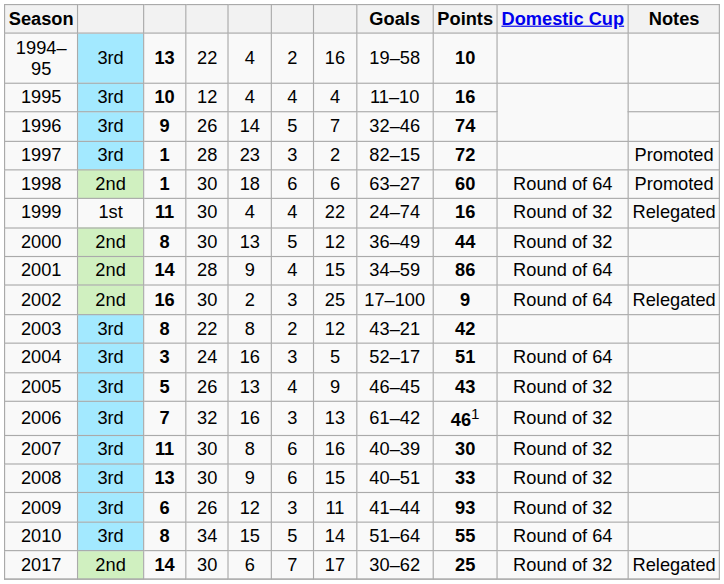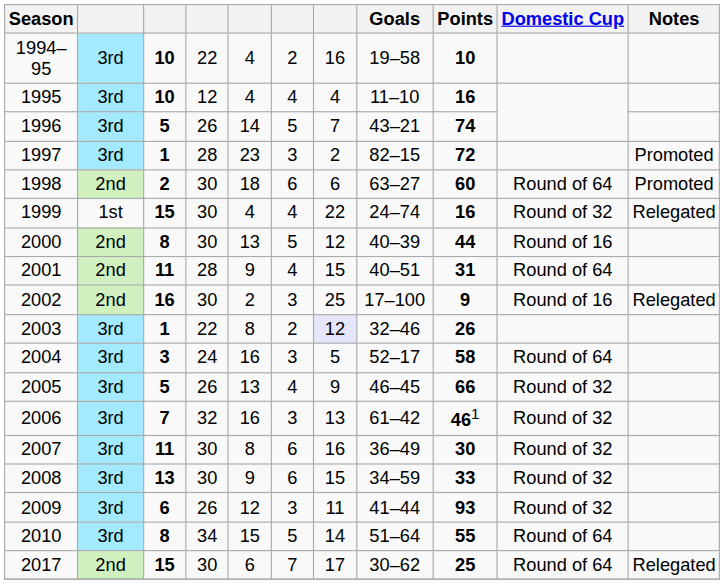(165, 58) 13 -> (165, 58) 10
(165, 126) 9 -> (165, 126) 5
(395, 126) 32–46 -> (395, 126) 43–21
(165, 184) 1 -> (165, 184) 2
(165, 213) 11 -> (165, 213) 15
(395, 241) 36–49 -> (395, 241) 40–39
(563, 241) Round of 32 -> (563, 241) Round of 16
(165, 270) 14 -> (165, 270) 11
(395, 270) 34–59 -> (395, 270) 40–51
(465, 270) 86 -> (465, 270) 31
(563, 299) Round of 64 -> (563, 299) Round of 16
(165, 328) 8 -> (165, 328) 1
(335, 328) no background -> (335, 328) lavender background
(395, 328) 43–21 -> (395, 328) 32–46
(465, 328) 42 -> (465, 328) 26
(465, 357) 51 -> (465, 357) 58
(465, 386) 43 -> (465, 386) 66
(395, 449) 40–39 -> (395, 449) 36–49
(395, 478) 40–51 -> (395, 478) 34–59
(165, 565) 14 -> (165, 565) 15
(563, 565) Round of 32 -> (563, 565) Round of 64
